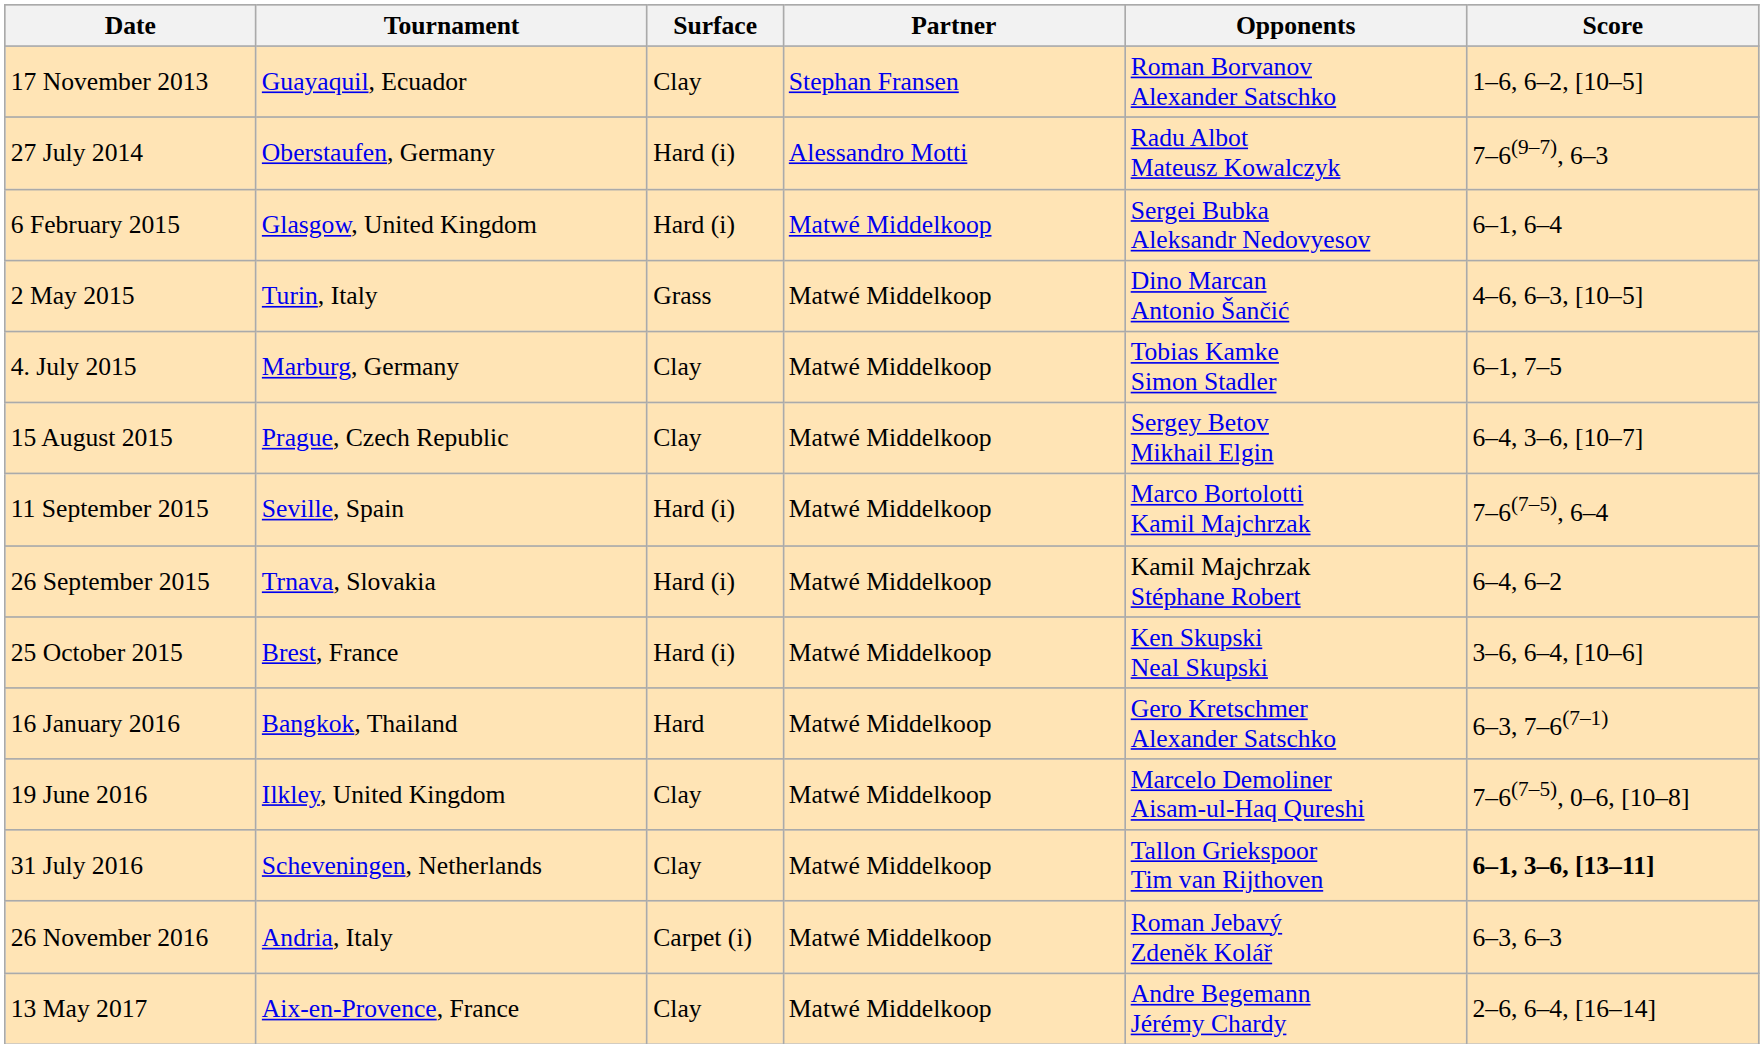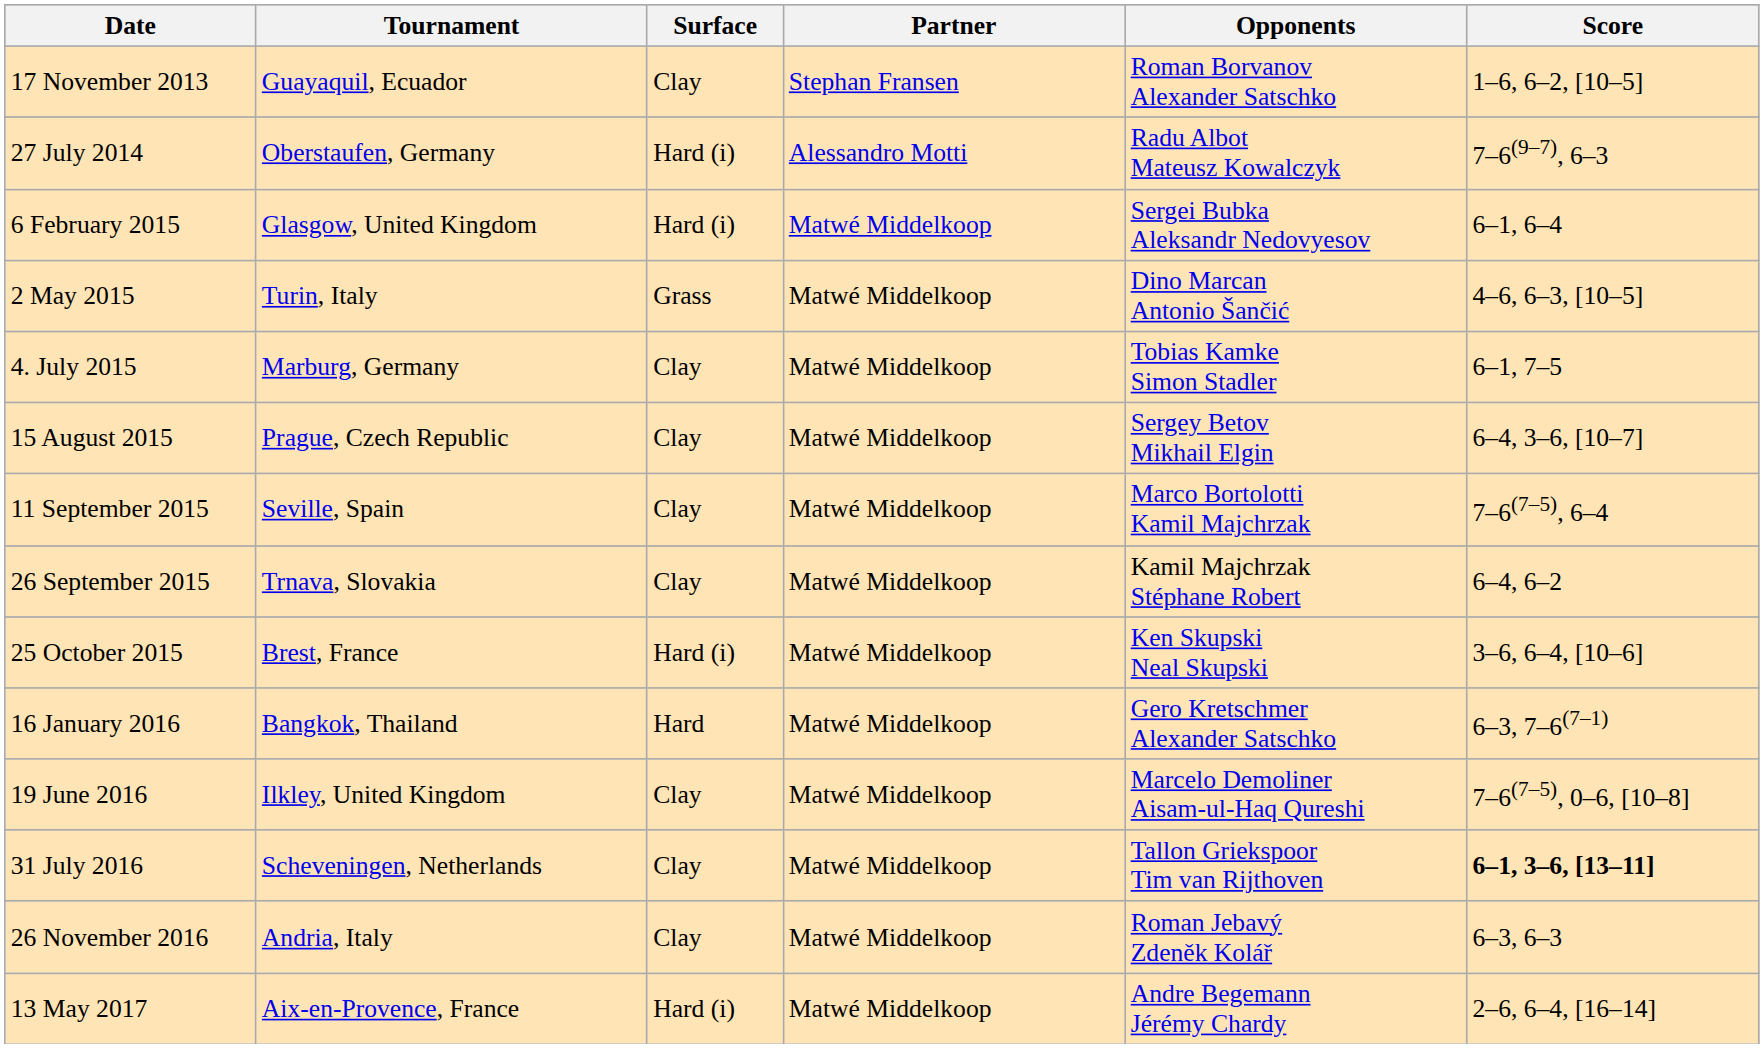(694, 508) Hard (i) -> (677, 508) Clay
(694, 580) Hard (i) -> (677, 580) Clay
(703, 936) Carpet (i) -> (677, 936) Clay
(677, 1007) Clay -> (694, 1007) Hard (i)
